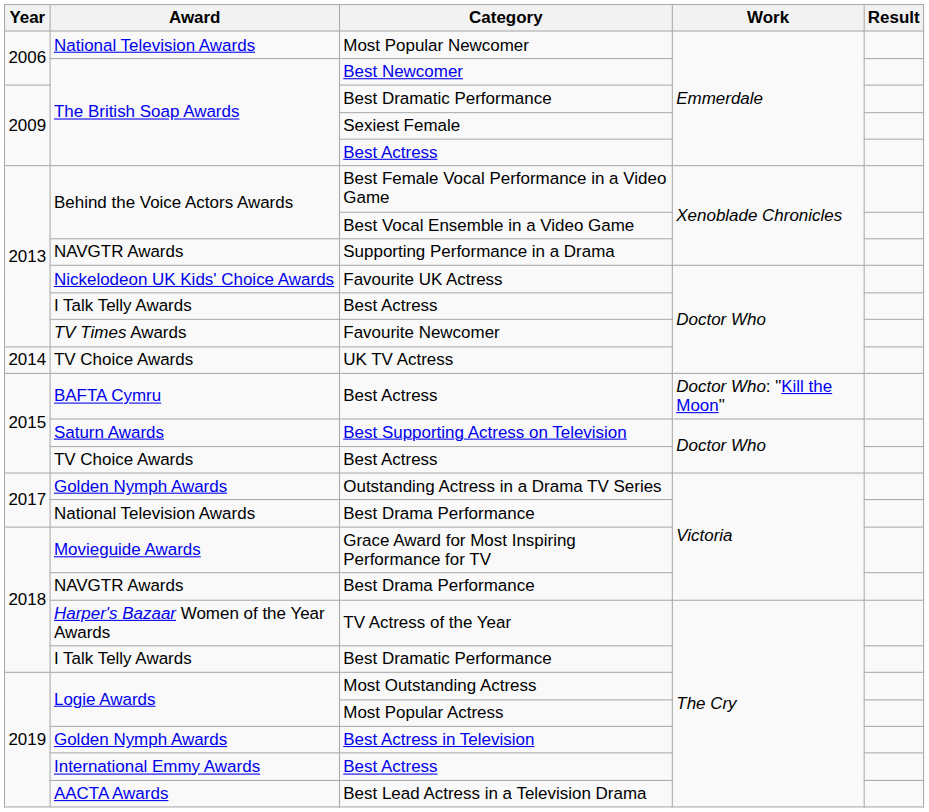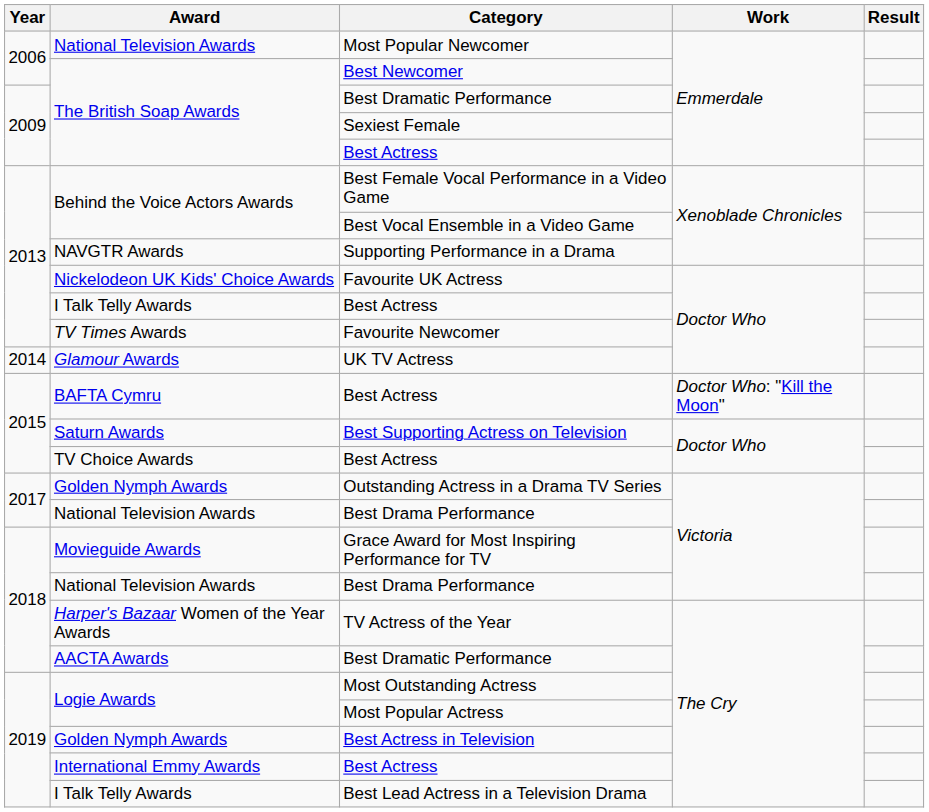(124, 359) TV Choice Awards -> (117, 359) Glamour Awards
(119, 586) NAVGTR Awards -> (155, 586) National Television Awards
(123, 659) I Talk Telly Awards -> (111, 659) AACTA Awards
(111, 793) AACTA Awards -> (123, 793) I Talk Telly Awards
